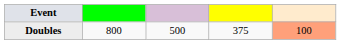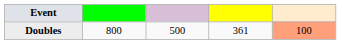(241, 30) 375 -> (241, 30) 361
